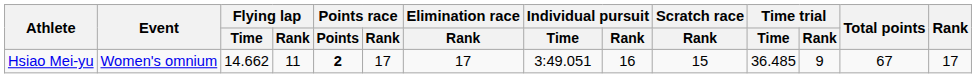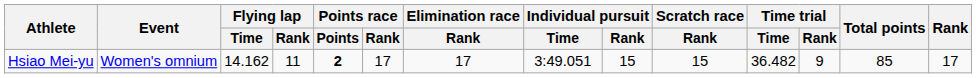(247, 62) 14.662 -> (247, 62) 14.162
(627, 62) 16 -> (627, 62) 15
(773, 62) 36.485 -> (773, 62) 36.482
(884, 62) 67 -> (884, 62) 85
